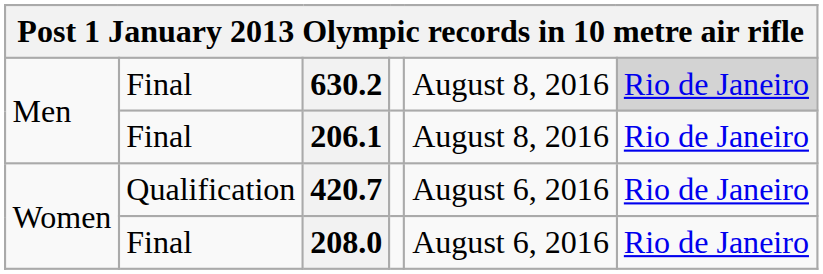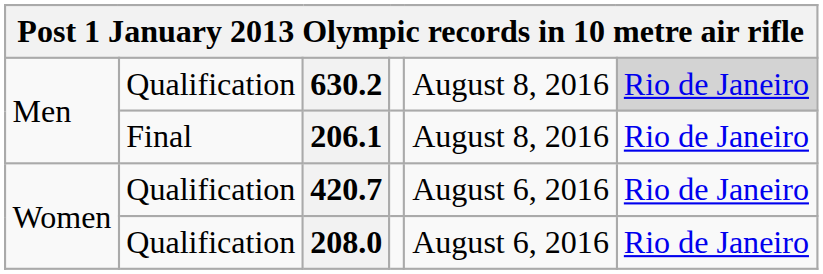(159, 84) Final -> (211, 84) Qualification
(159, 242) Final -> (211, 242) Qualification
